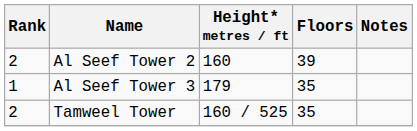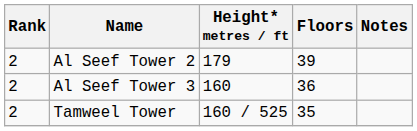(217, 61) 160 -> (217, 61) 179
(13, 87) 1 -> (13, 87) 2
(217, 87) 179 -> (217, 87) 160
(306, 87) 35 -> (306, 87) 36
